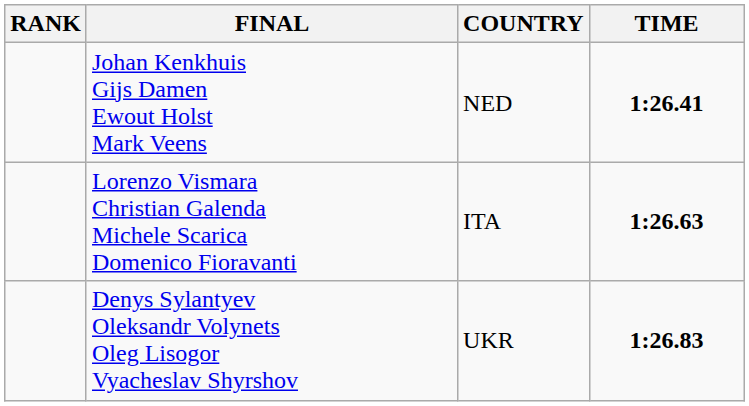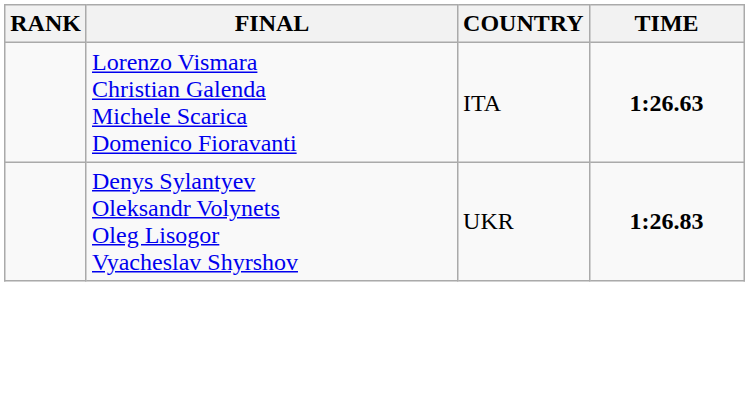- row: (169, 102)
